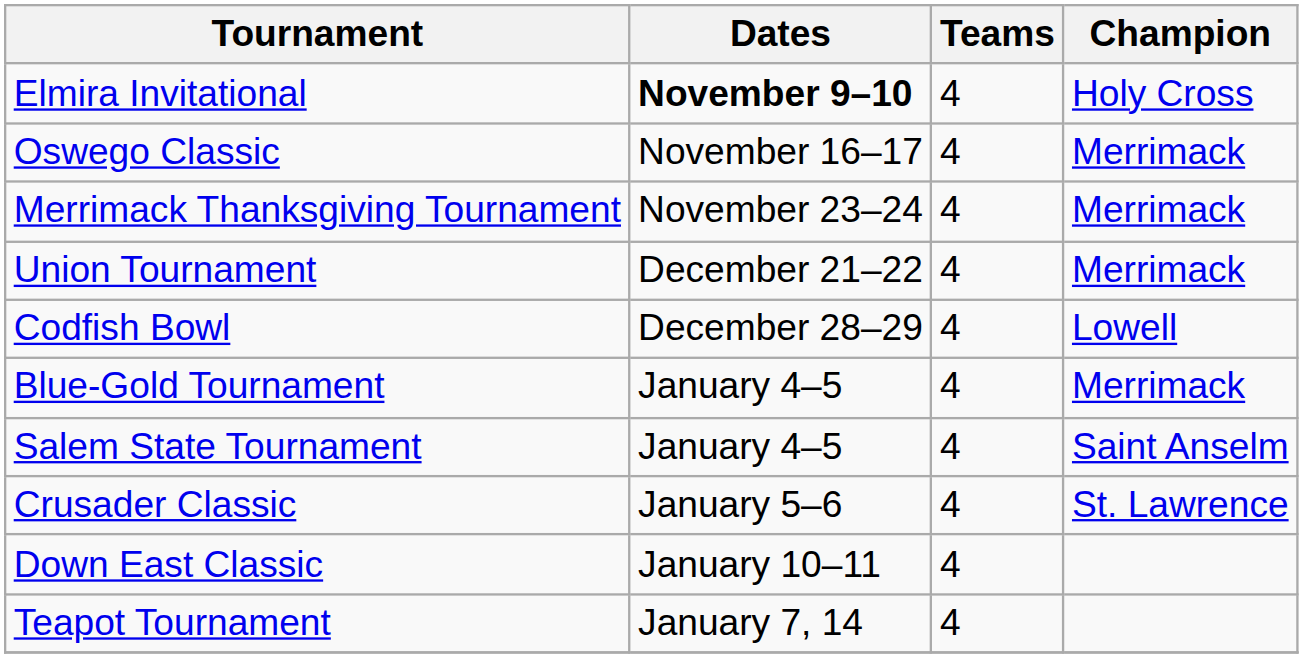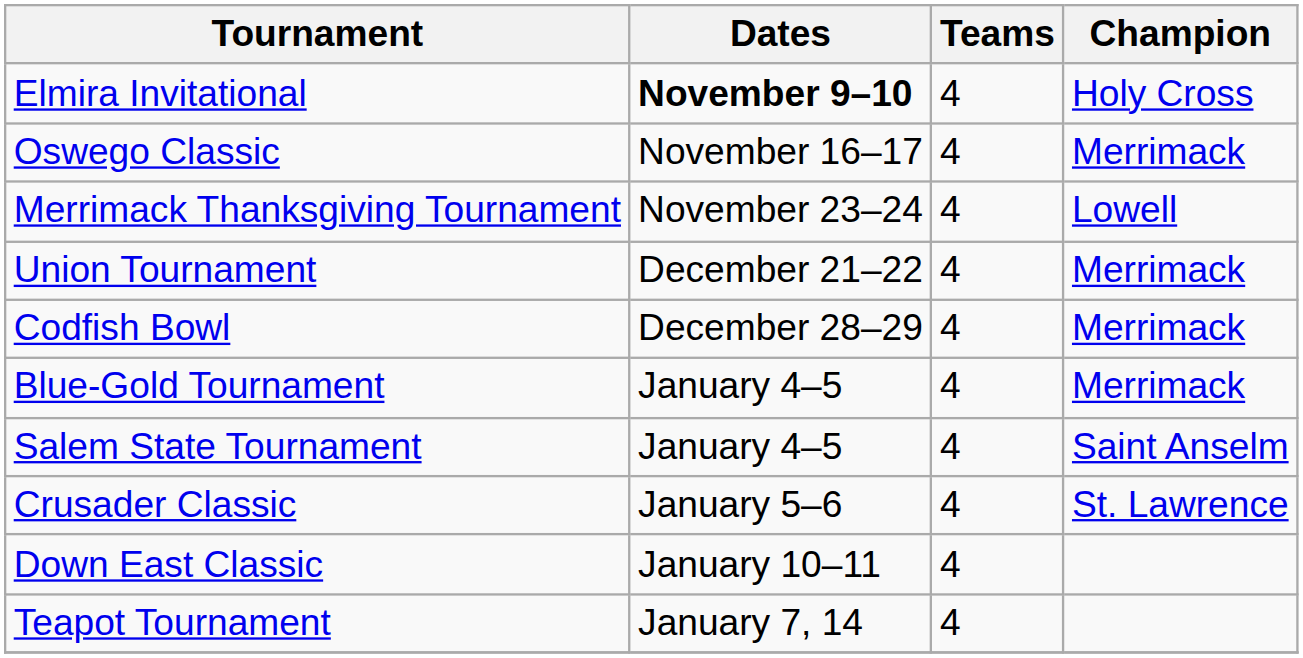(1159, 210) Merrimack -> (1125, 210) Lowell
(1125, 328) Lowell -> (1159, 328) Merrimack
